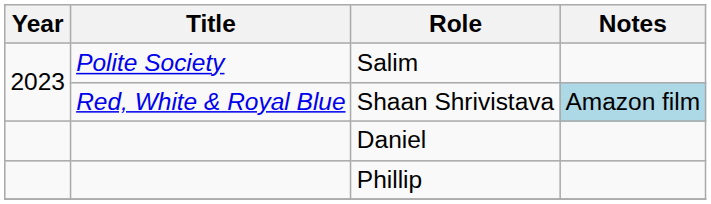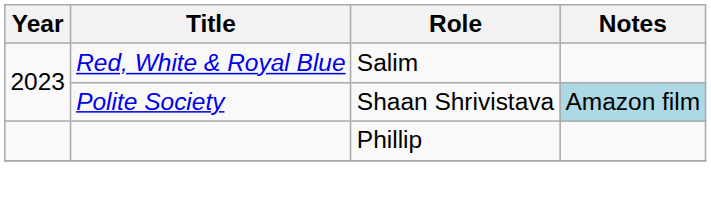(150, 62) Polite Society -> (211, 62) Red, White & Royal Blue
(211, 101) Red, White & Royal Blue -> (150, 101) Polite Society
- row: (392, 140)
